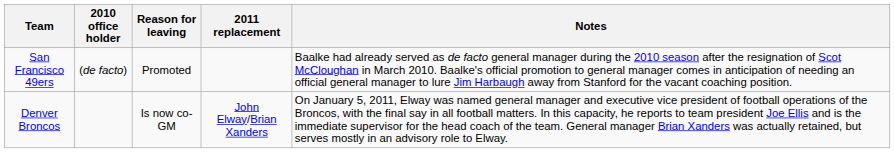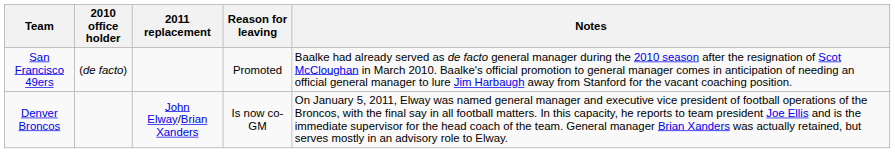columns swapped: (167, 26) <-> (247, 26)
